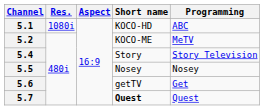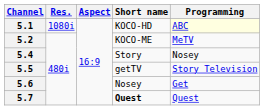(180, 26) no background -> (180, 26) lightyellow background
(215, 55) Story Television -> (186, 55) Nosey
(128, 69) Nosey -> (128, 69) getTV
(186, 69) Nosey -> (215, 69) Story Television
(128, 84) getTV -> (128, 84) Nosey
